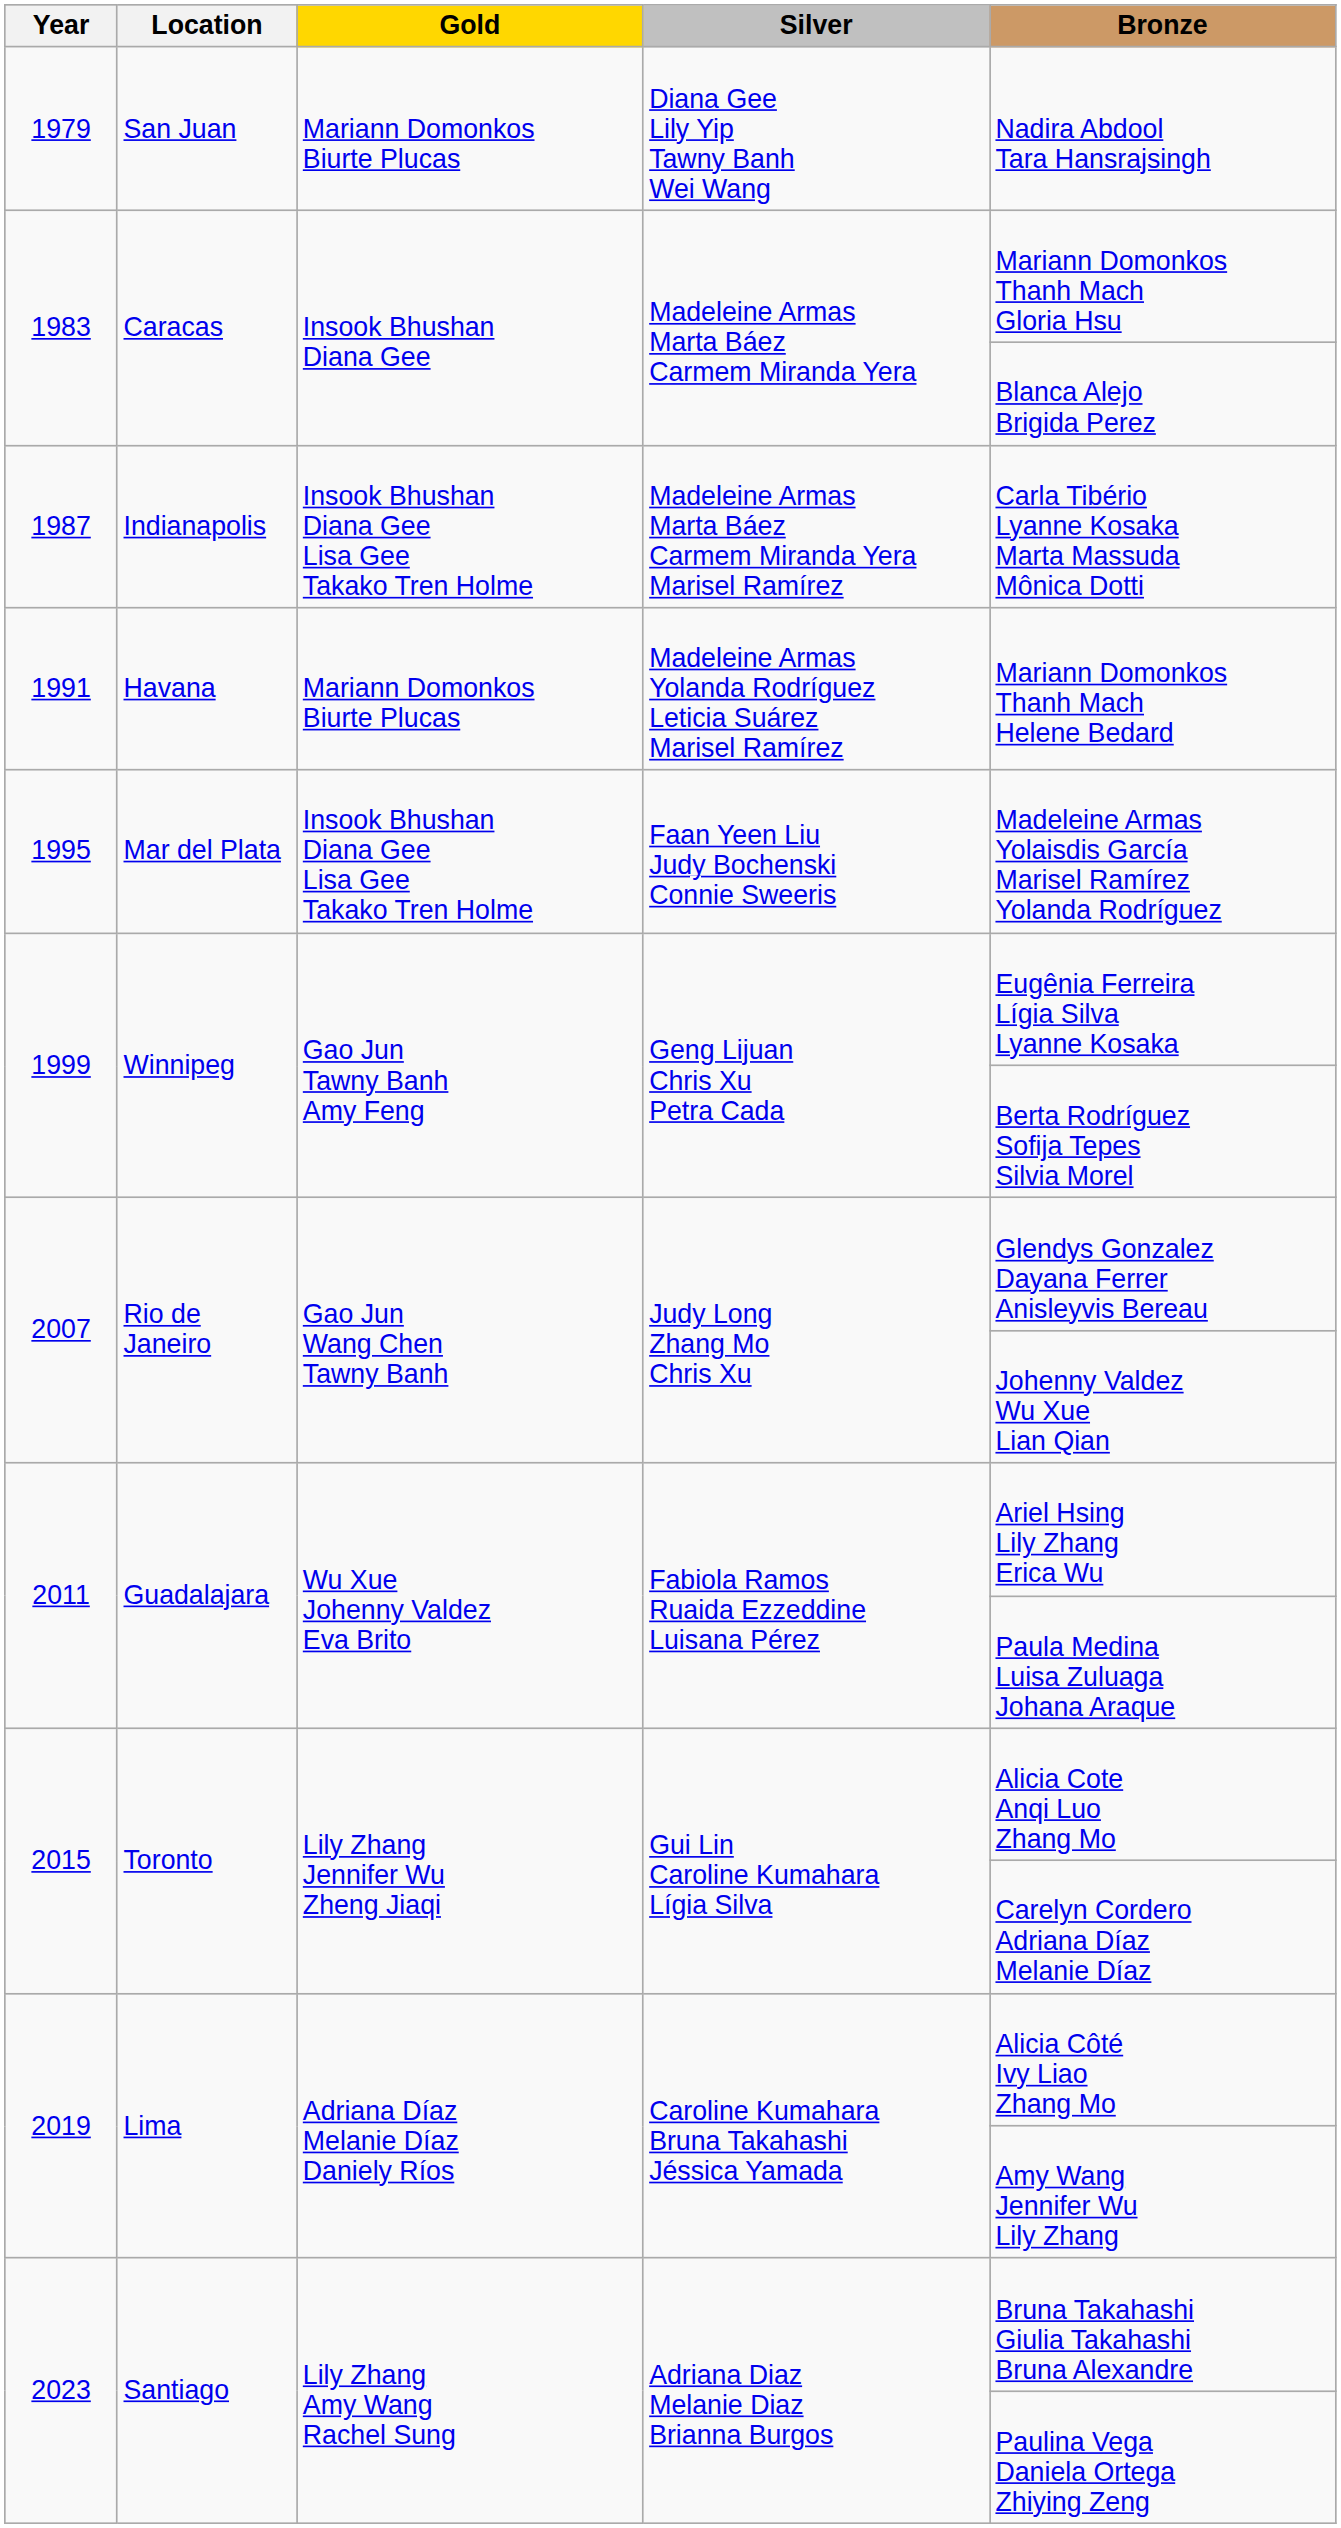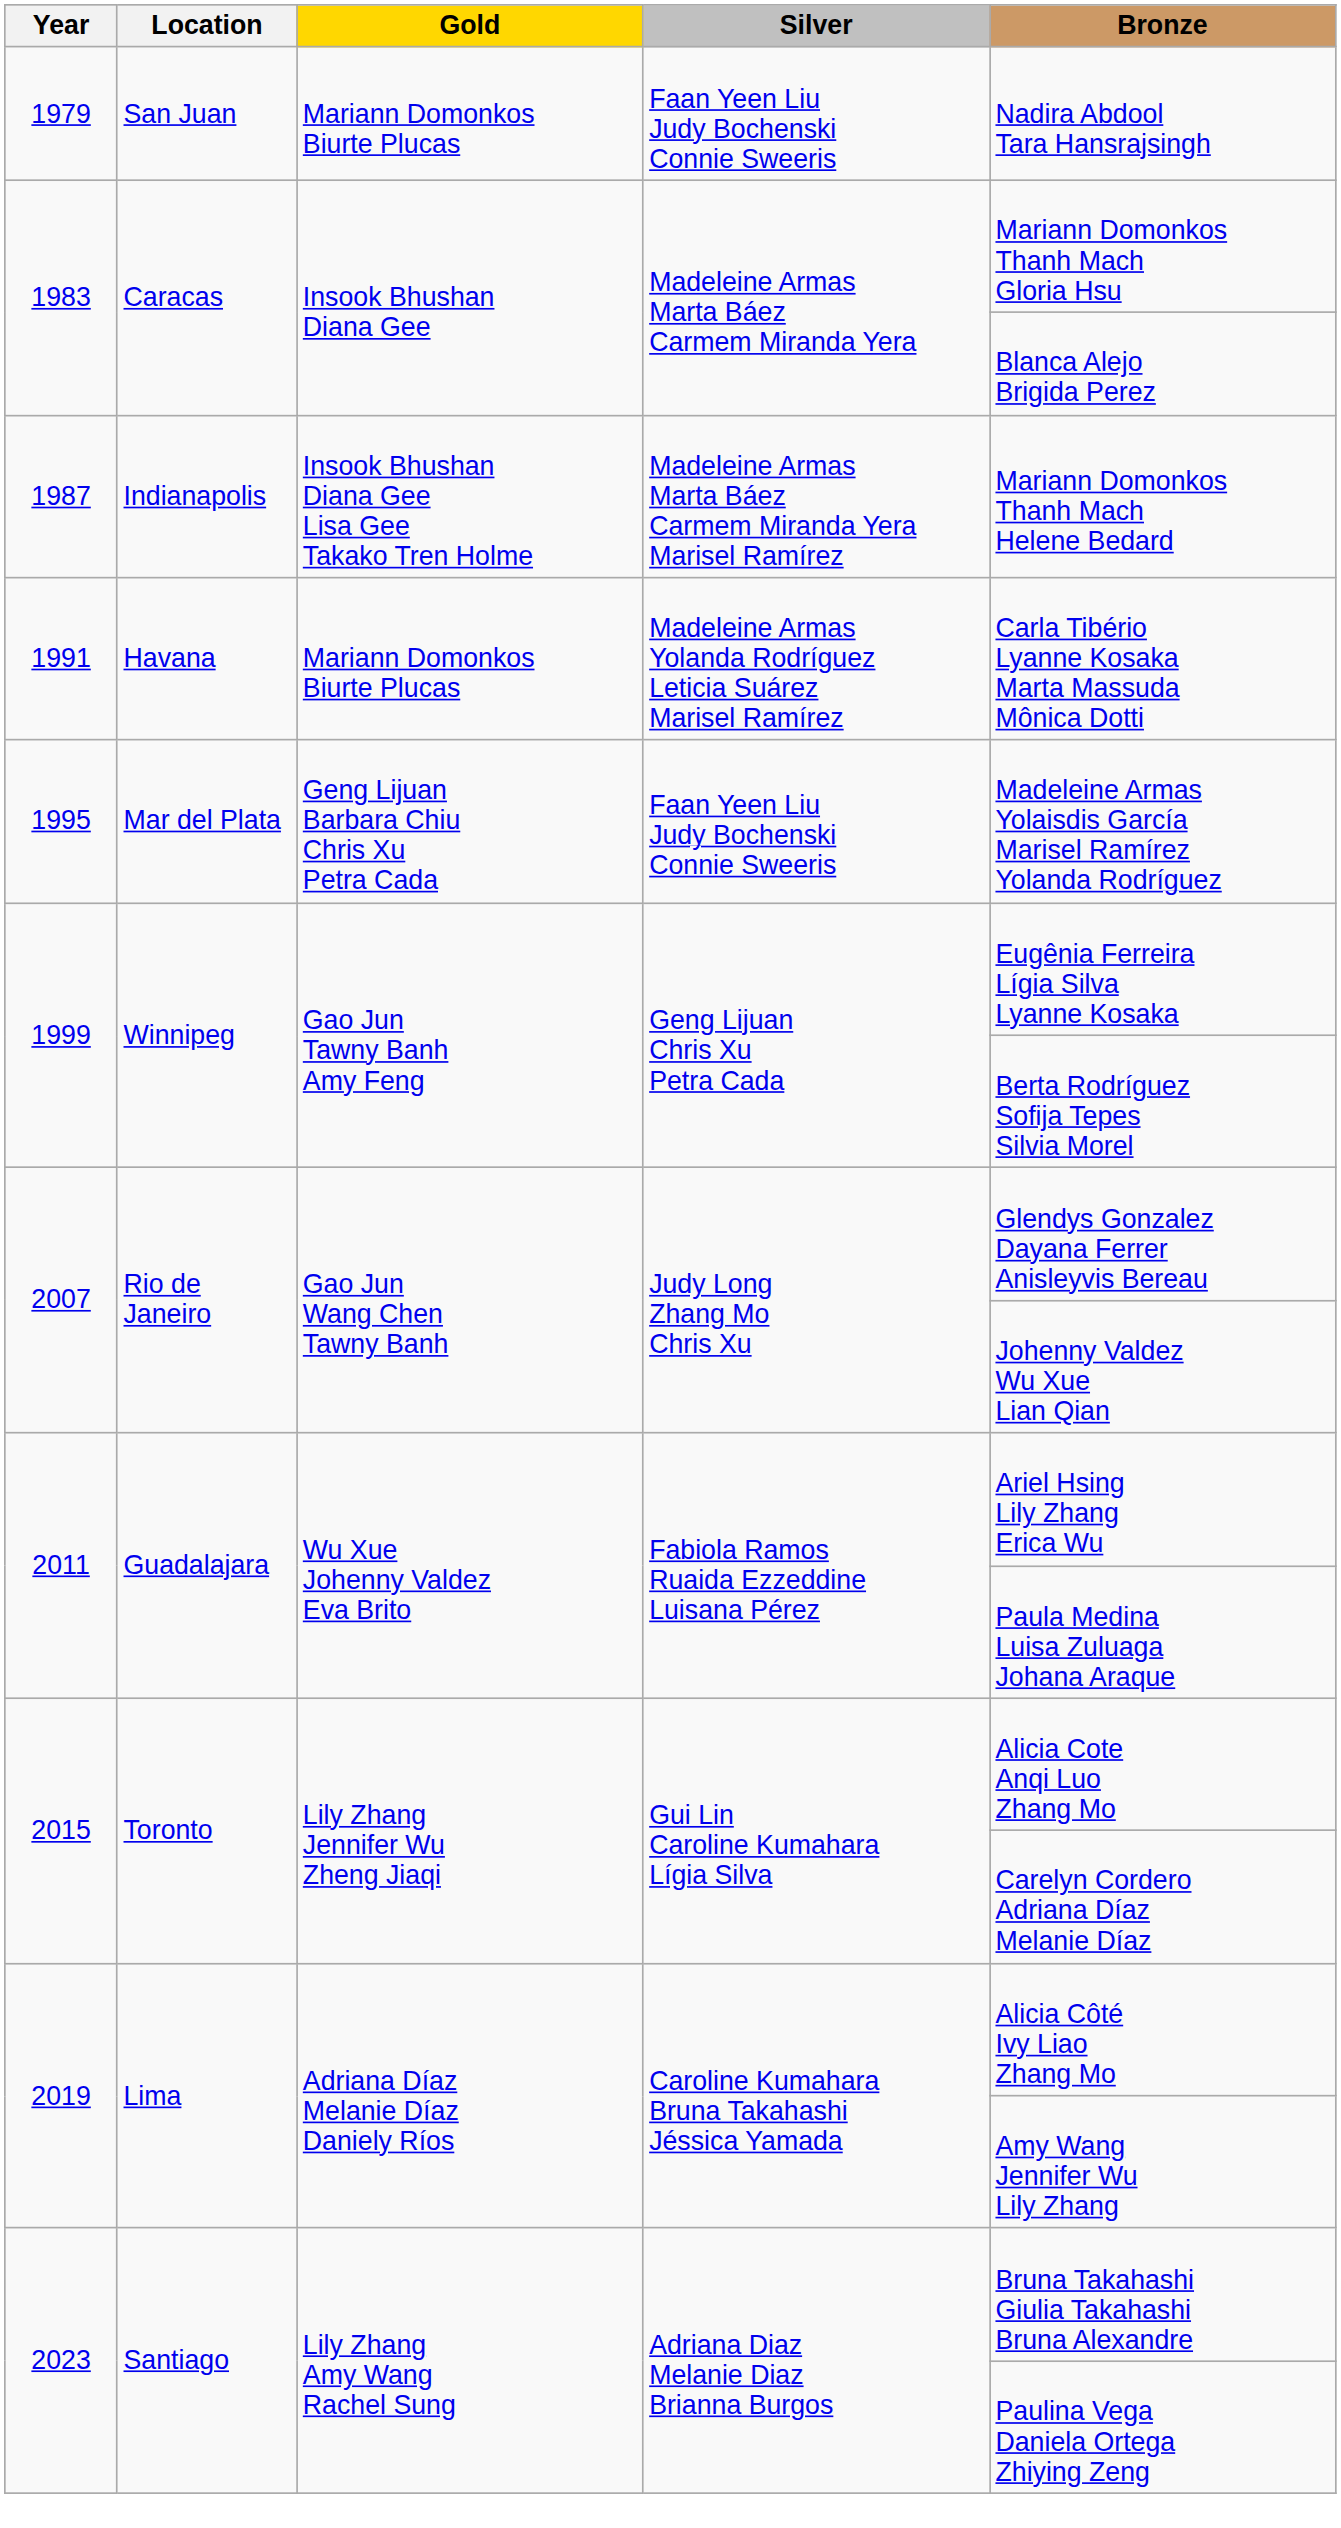(722, 143) Diana Gee Lily Yip Tawny Banh Wei Wang -> (743, 128) Faan Yeen Liu Judy Bochenski Connie Sweeris
(1088, 540) Carla Tibério Lyanne Kosaka Marta Massuda Mônica Dotti -> (1111, 510) Mariann Domonkos Thanh Mach Helene Bedard
(1111, 703) Mariann Domonkos Thanh Mach Helene Bedard -> (1088, 673) Carla Tibério Lyanne Kosaka Marta Massuda Mônica Dotti
(418, 866) Insook Bhushan Diana Gee Lisa Gee Takako Tren Holme -> (382, 836) Geng Lijuan Barbara Chiu Chris Xu Petra Cada
